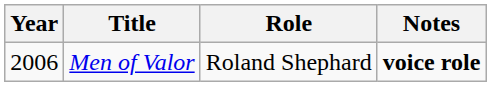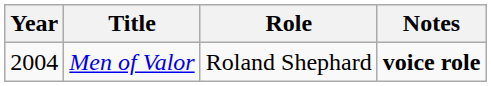(34, 61) 2006 -> (34, 61) 2004
